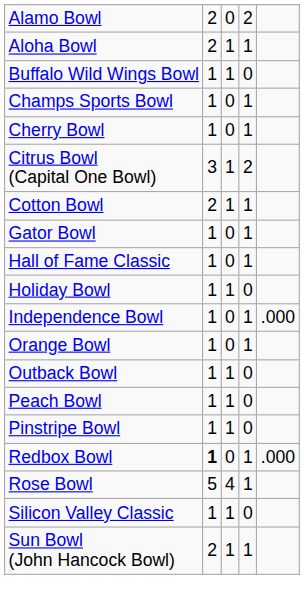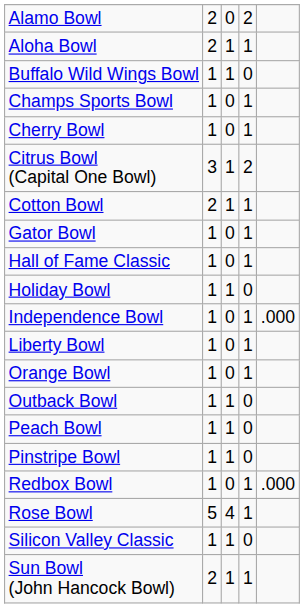+ row: (57, 345)
(212, 456) bold -> (212, 484) normal
